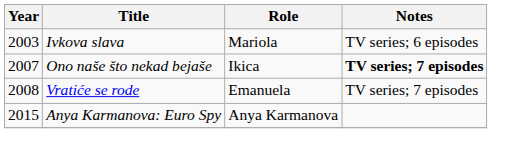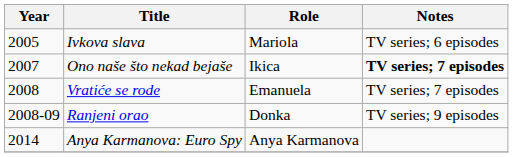(24, 41) 2003 -> (24, 41) 2005
+ row: (108, 115)
(24, 115) 2015 -> (24, 139) 2014
